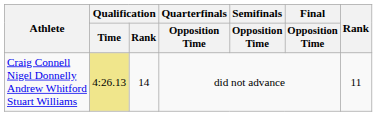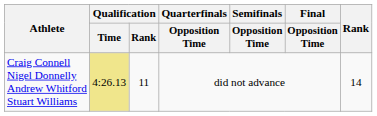(144, 82) 14 -> (144, 82) 11
(356, 82) 11 -> (356, 82) 14
